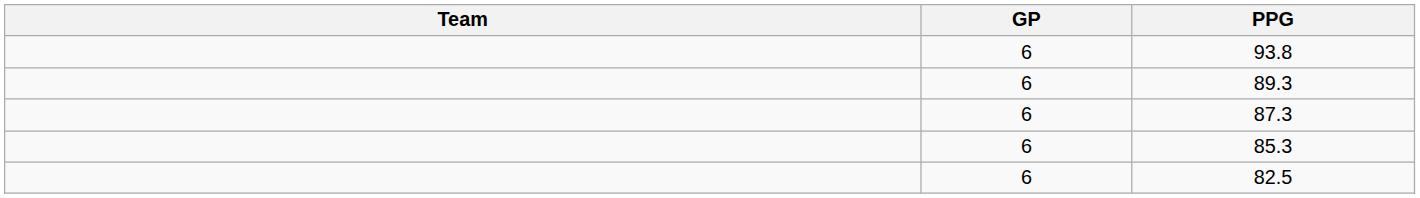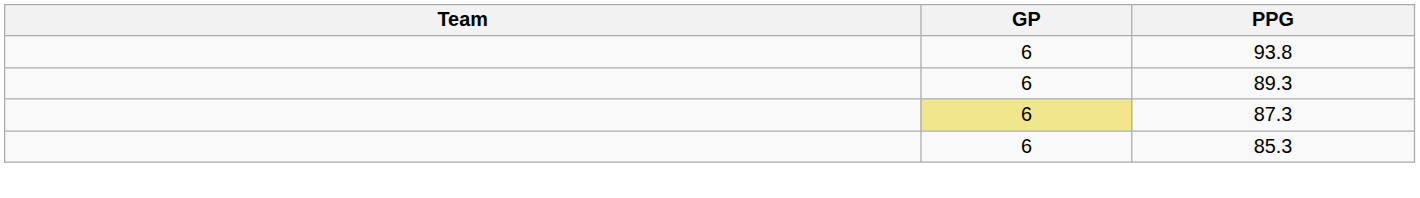(1026, 114) no background -> (1026, 114) khaki background
- row: (1273, 177)
